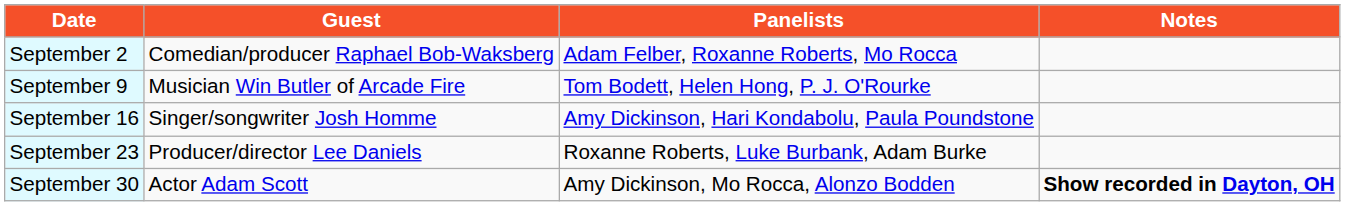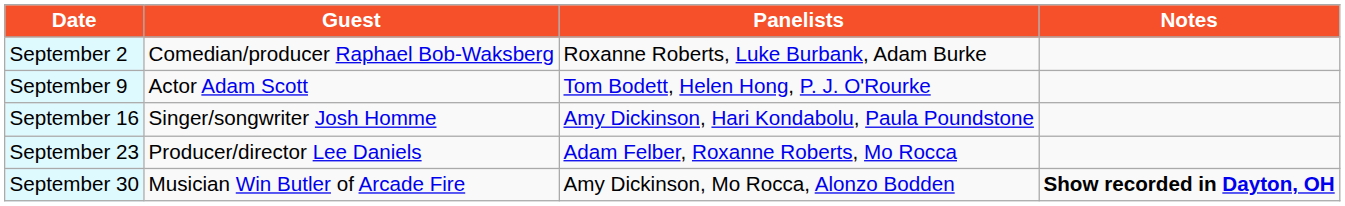(760, 53) Adam Felber, Roxanne Roberts, Mo Rocca -> (775, 53) Roxanne Roberts, Luke Burbank, Adam Burke
(307, 86) Musician Win Butler of Arcade Fire -> (228, 86) Actor Adam Scott
(775, 151) Roxanne Roberts, Luke Burbank, Adam Burke -> (760, 151) Adam Felber, Roxanne Roberts, Mo Rocca
(228, 184) Actor Adam Scott -> (307, 184) Musician Win Butler of Arcade Fire
